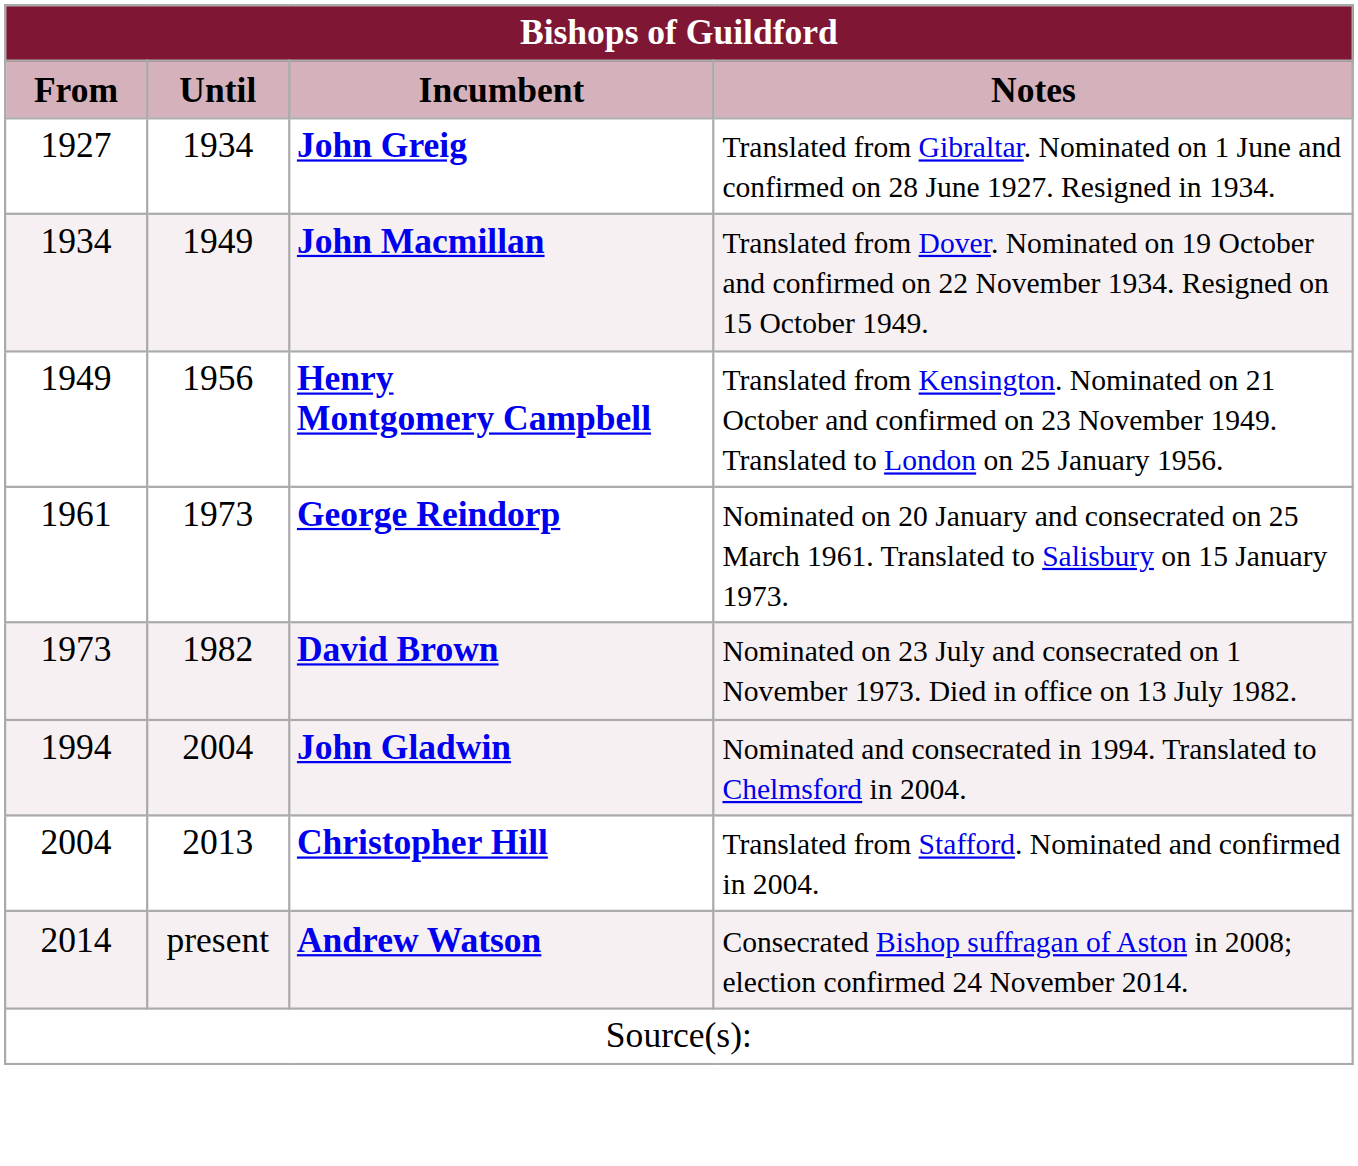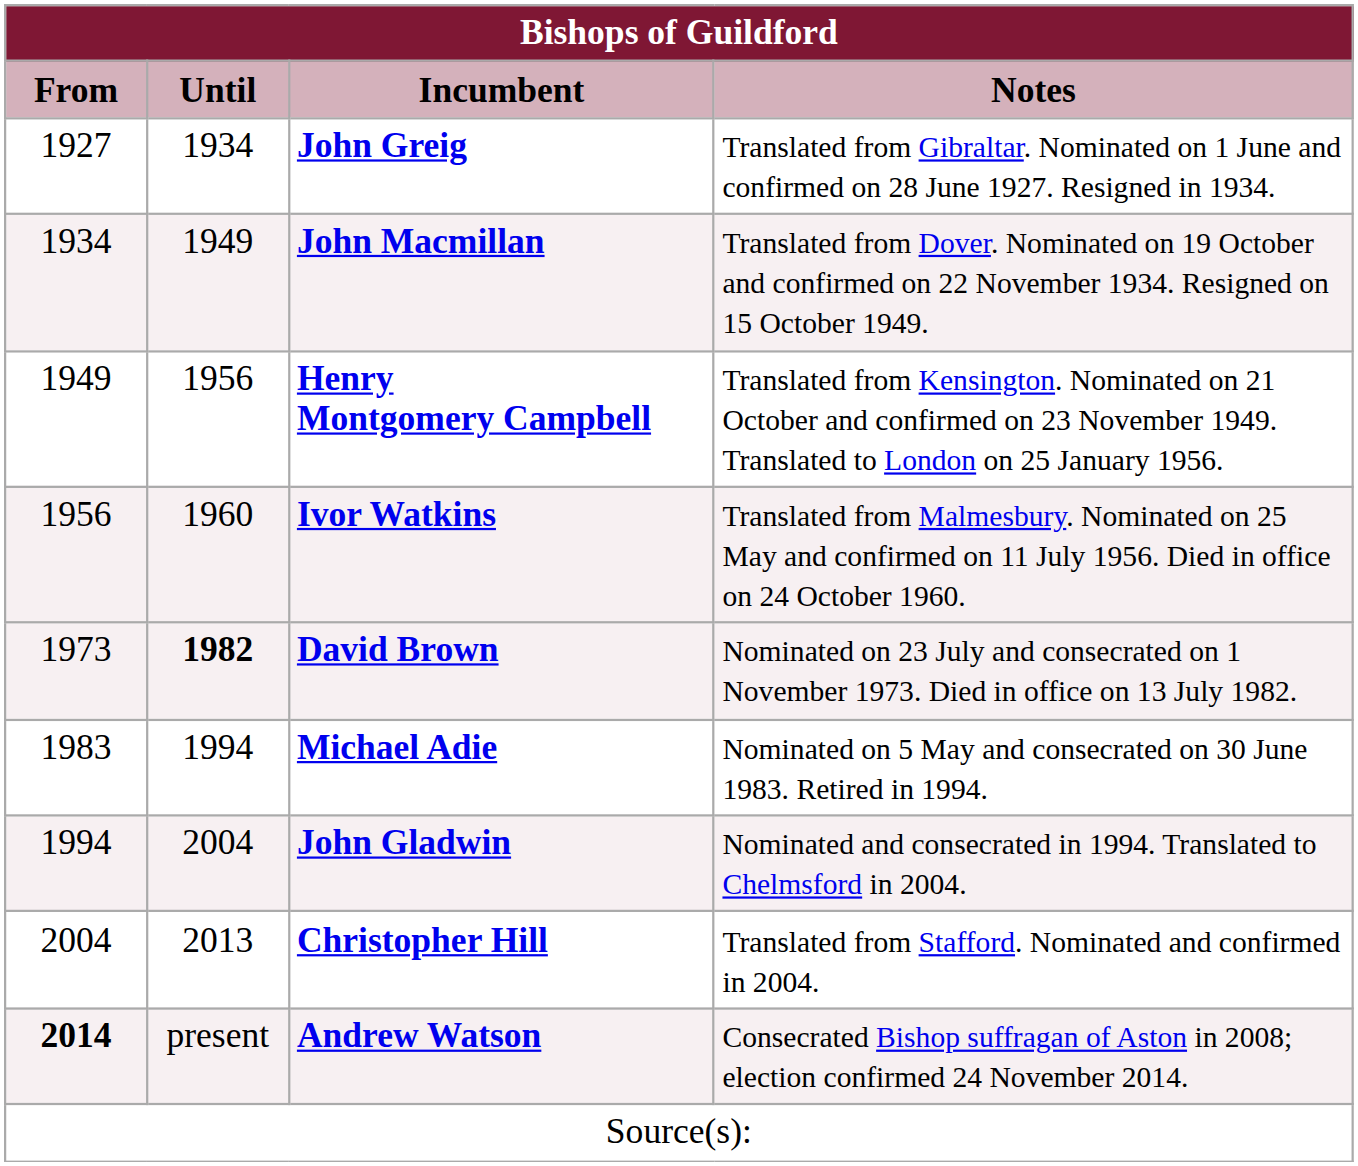+ row: (396, 514)
- row: (429, 514)
(218, 650) normal -> (218, 650) bold
+ row: (397, 746)
(76, 939) normal -> (76, 1035) bold
